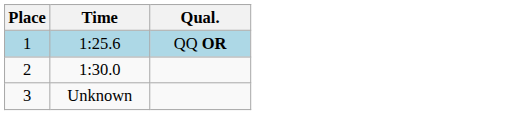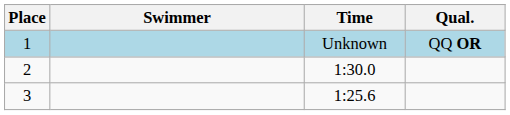+ column: (177, 17)
(100, 43) 1:25.6 -> (355, 43) Unknown
(100, 95) Unknown -> (355, 95) 1:25.6
